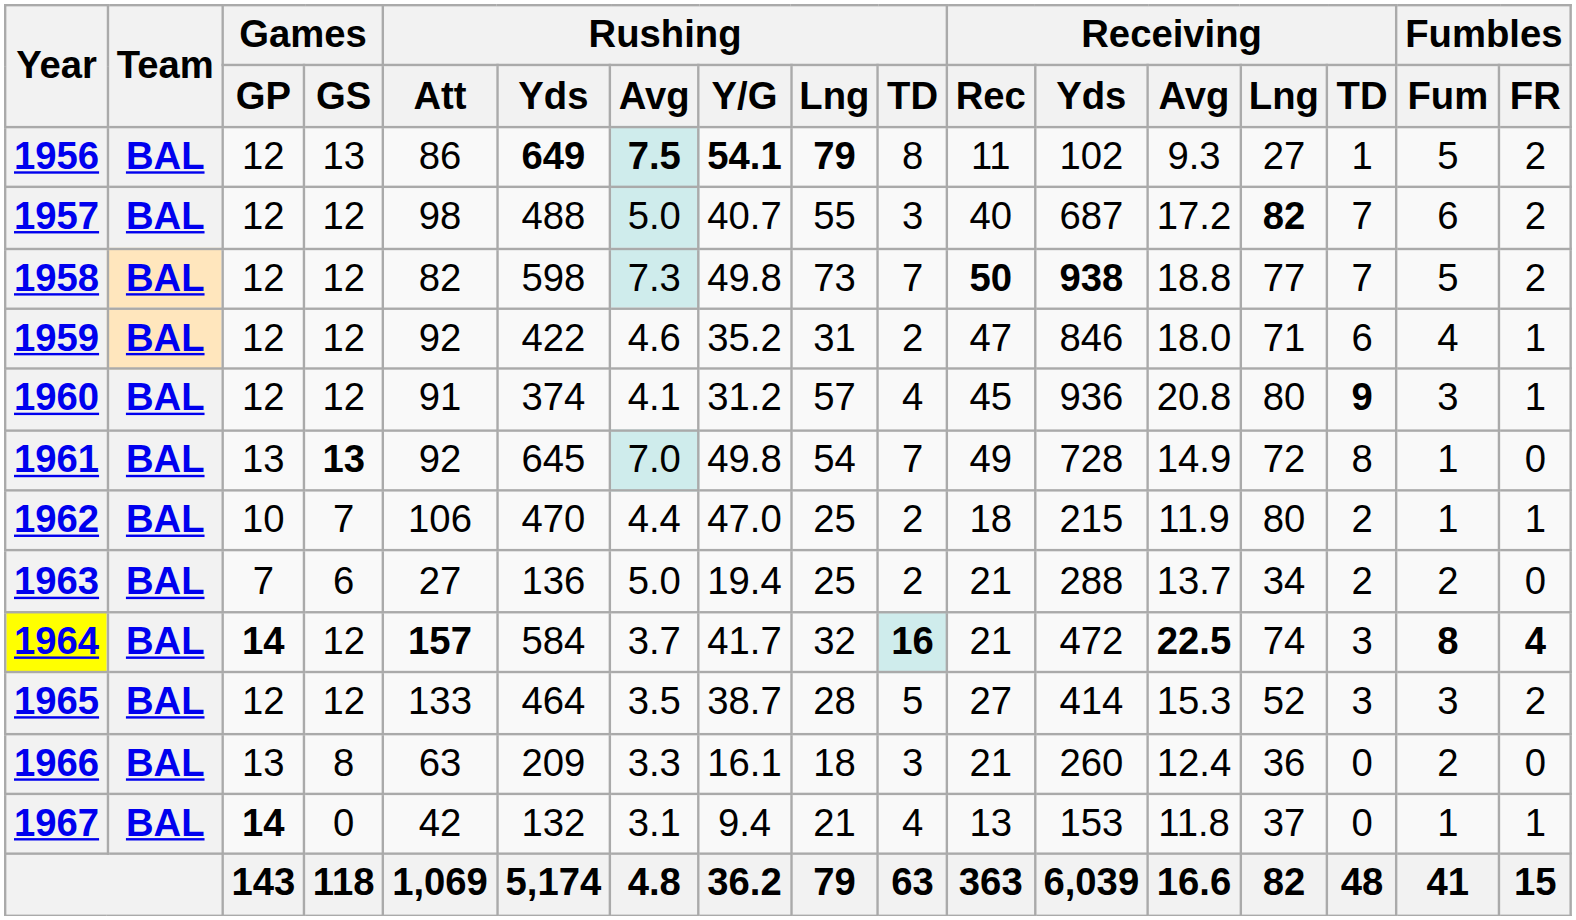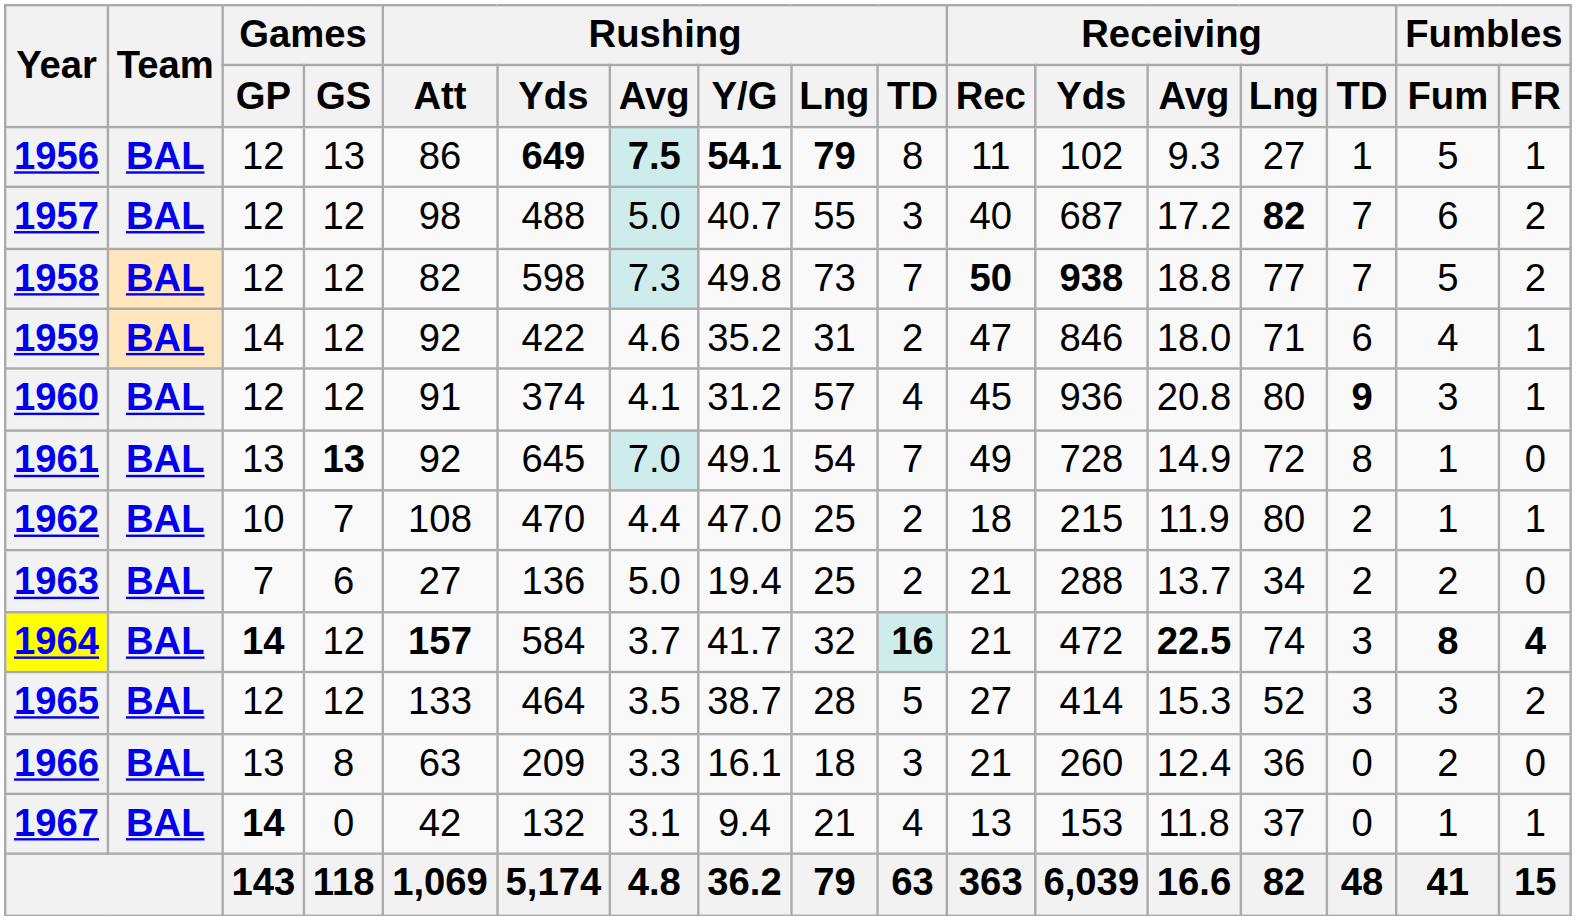(1535, 156) 2 -> (1535, 156) 1
(263, 338) 12 -> (263, 338) 14
(745, 459) 49.8 -> (745, 459) 49.1
(440, 519) 106 -> (440, 519) 108
